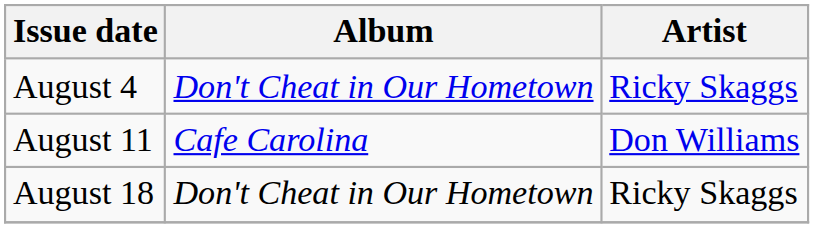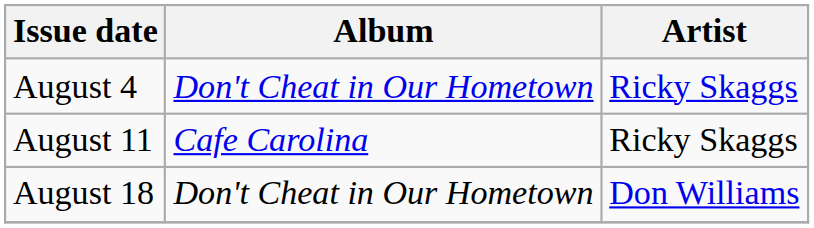(704, 139) Don Williams -> (703, 139) Ricky Skaggs
(703, 193) Ricky Skaggs -> (704, 193) Don Williams
